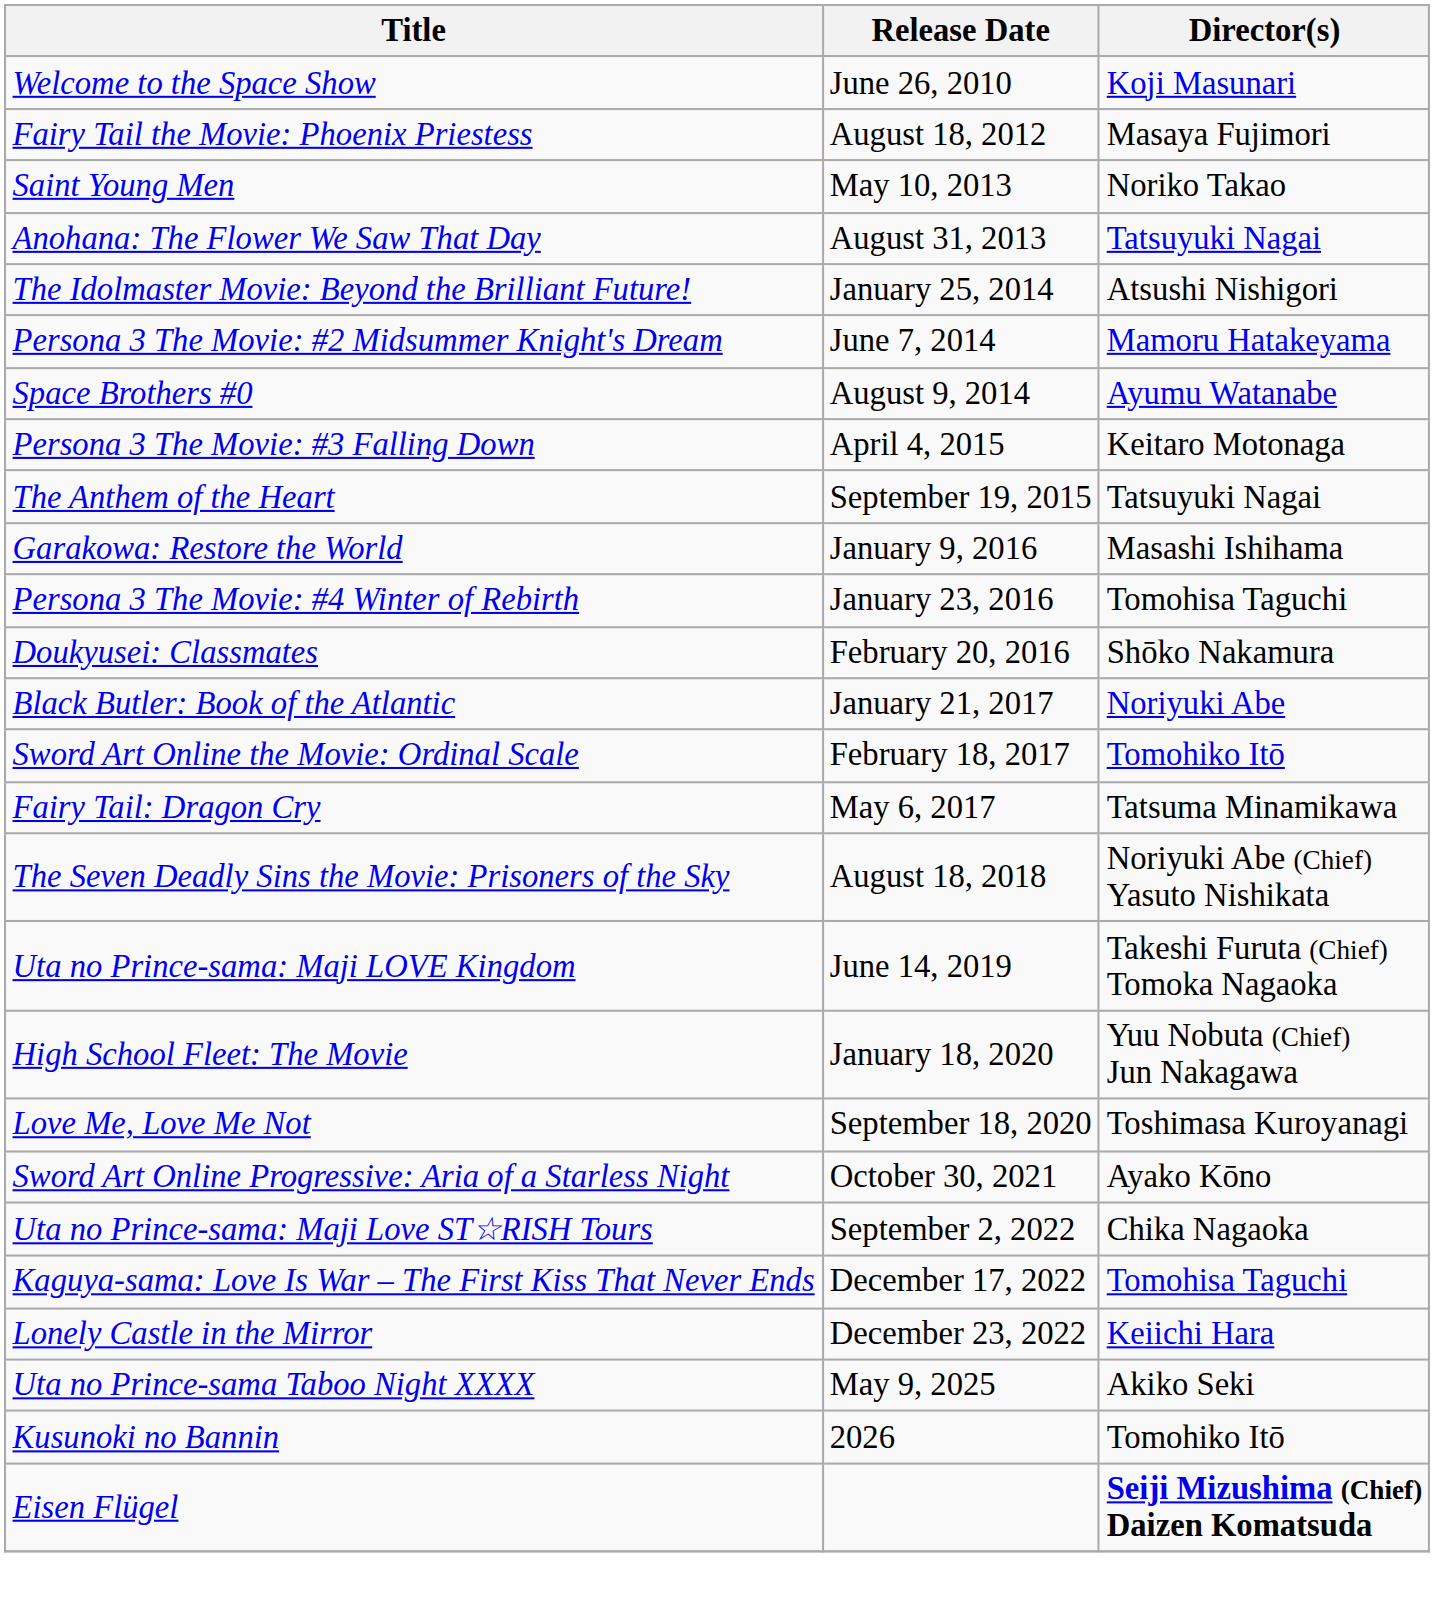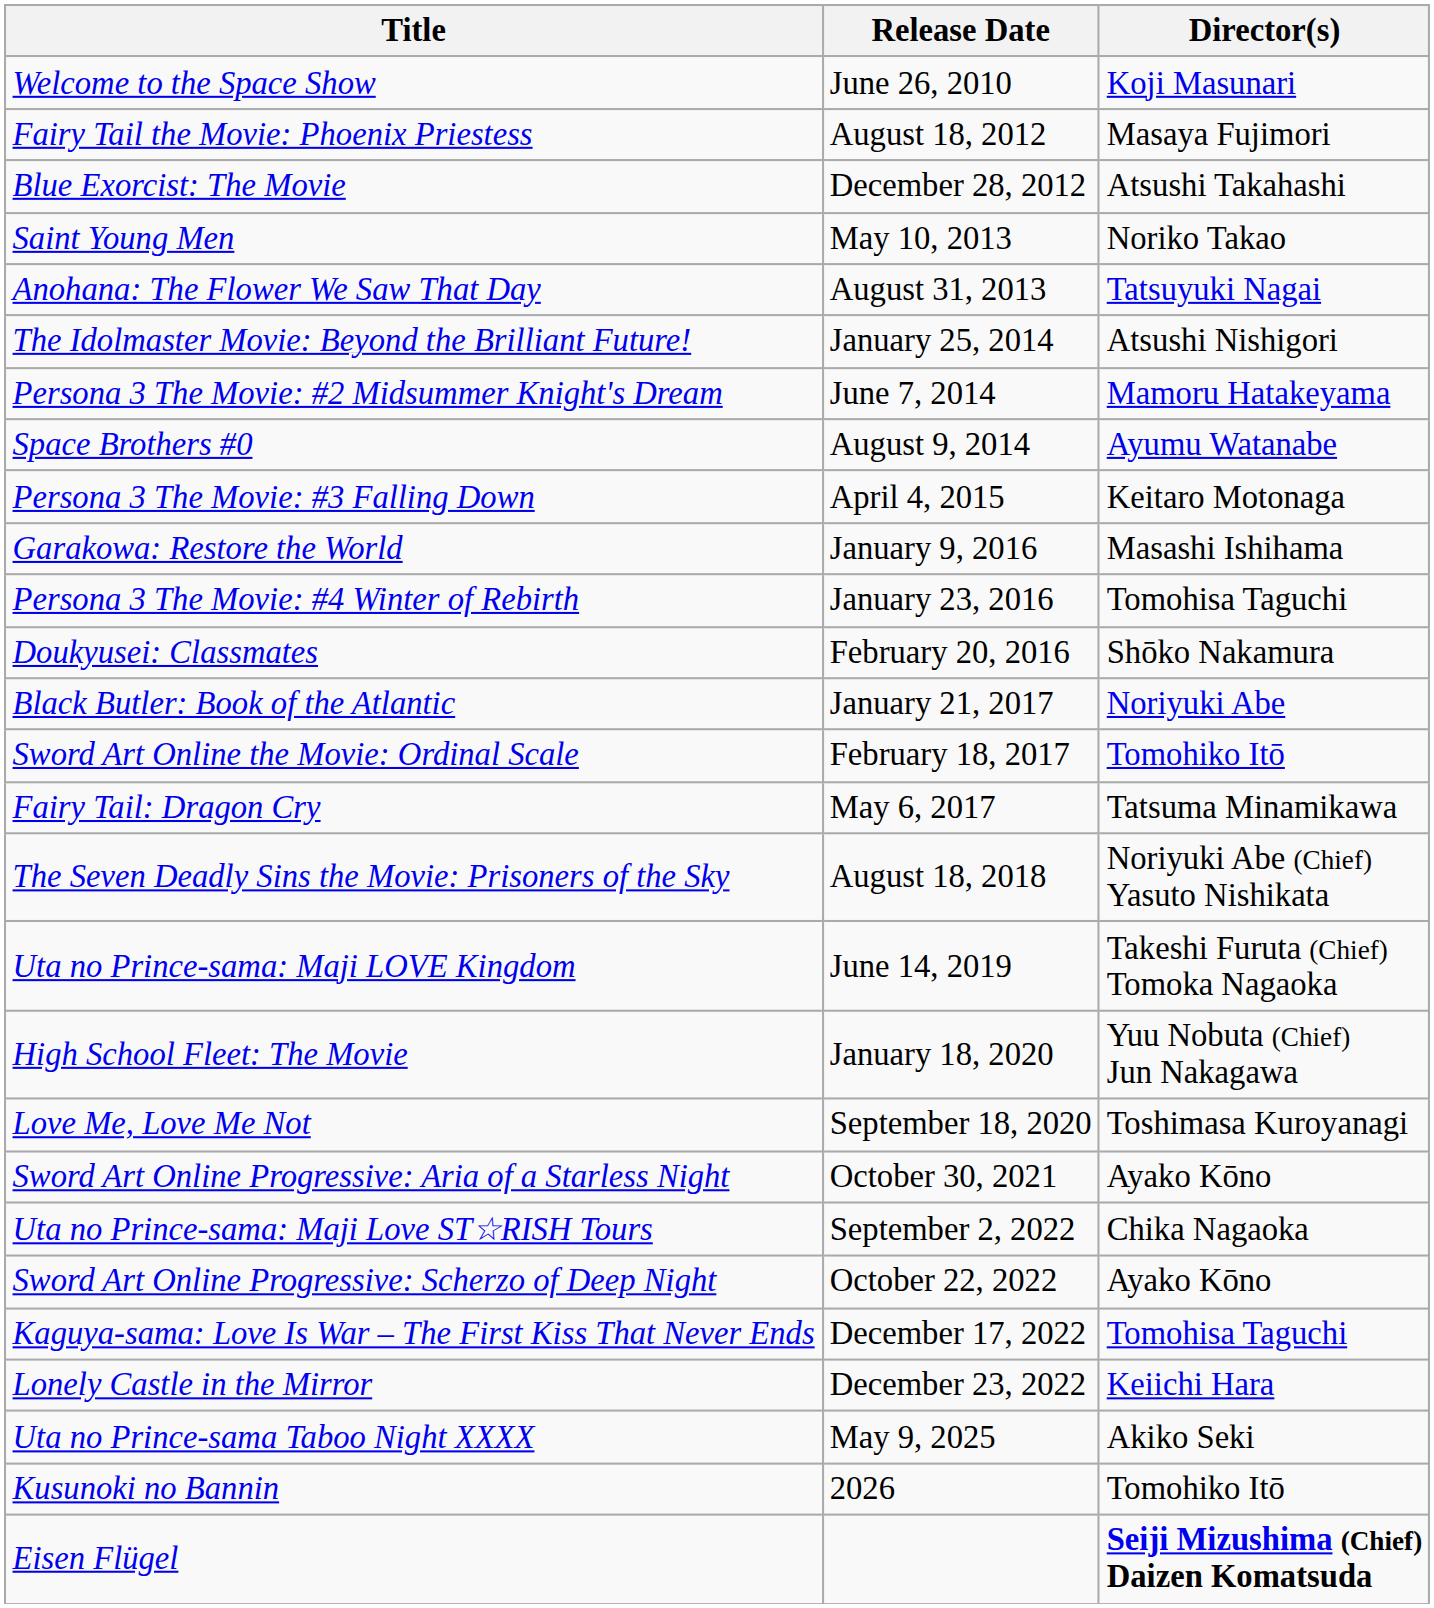+ row: (179, 185)
- row: (174, 496)
+ row: (364, 1281)
